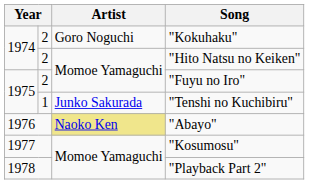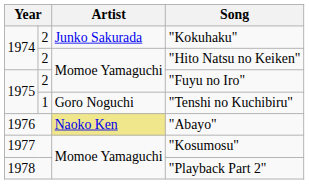(94, 37) Goro Noguchi -> (98, 37) Junko Sakurada
(98, 102) Junko Sakurada -> (94, 102) Goro Noguchi
